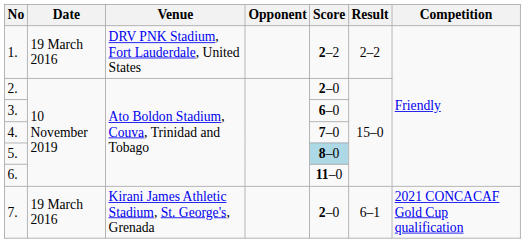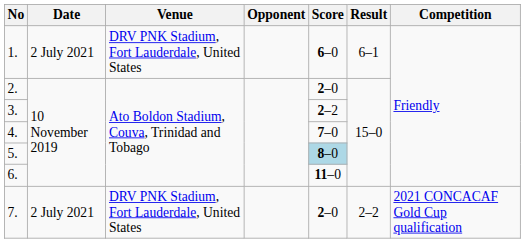(57, 52) 19 March 2016 -> (62, 52) 2 July 2021
(329, 52) 2–2 -> (328, 52) 6–0
(370, 52) 2–2 -> (369, 52) 6–1
(329, 110) 6–0 -> (328, 110) 2–2
(57, 212) 19 March 2016 -> (62, 212) 2 July 2021
(169, 212) Kirani James Athletic Stadium, St. George's, Grenada -> (174, 212) DRV PNK Stadium, Fort Lauderdale, United States
(370, 212) 6–1 -> (369, 212) 2–2
